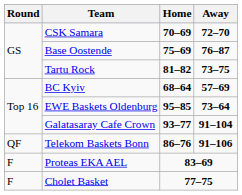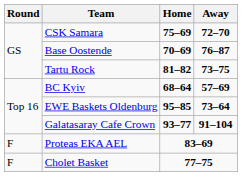(177, 32) 70–69 -> (177, 32) 75–69
(177, 51) 75–69 -> (177, 51) 70–69
- row: (97, 143)
